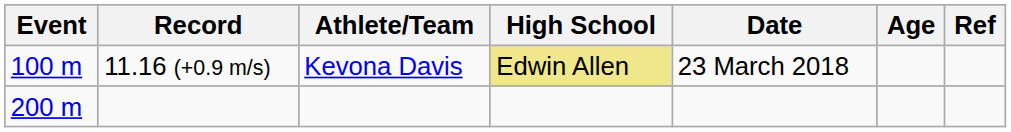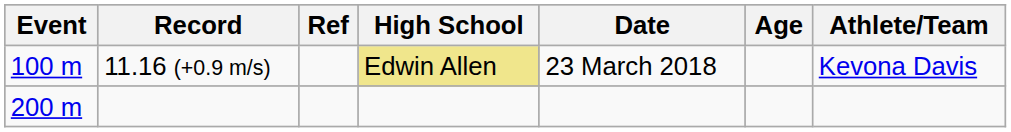columns swapped: (394, 25) <-> (975, 25)
